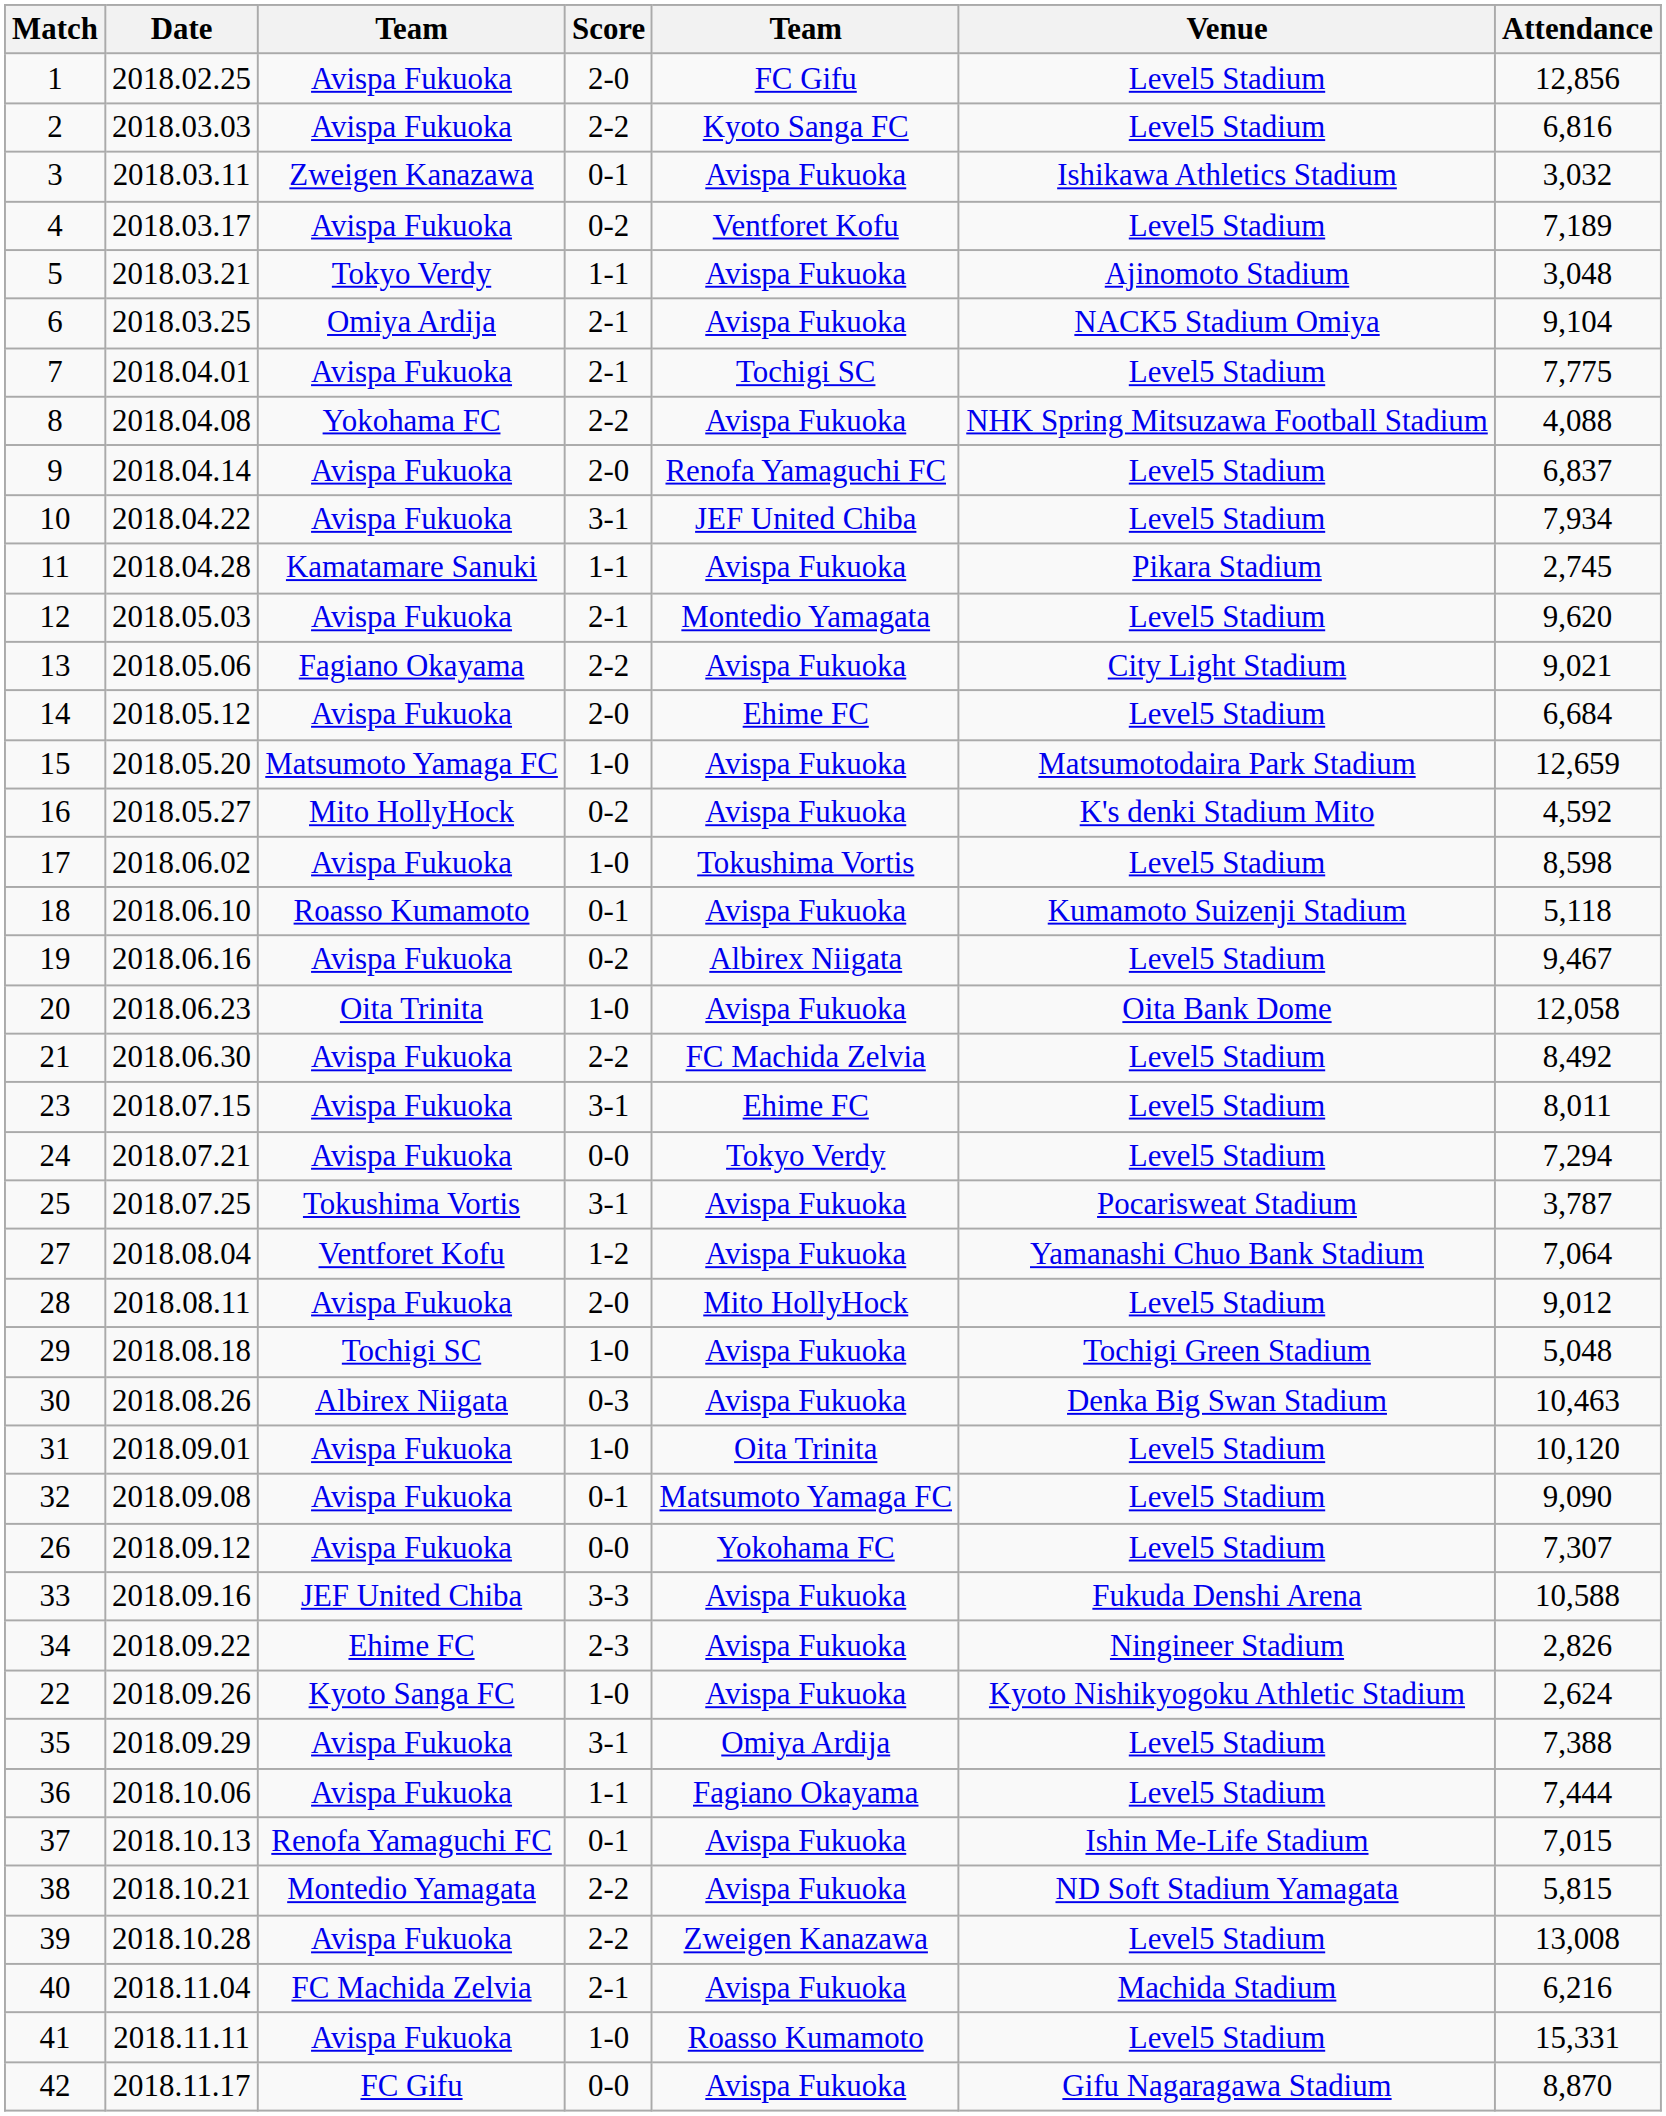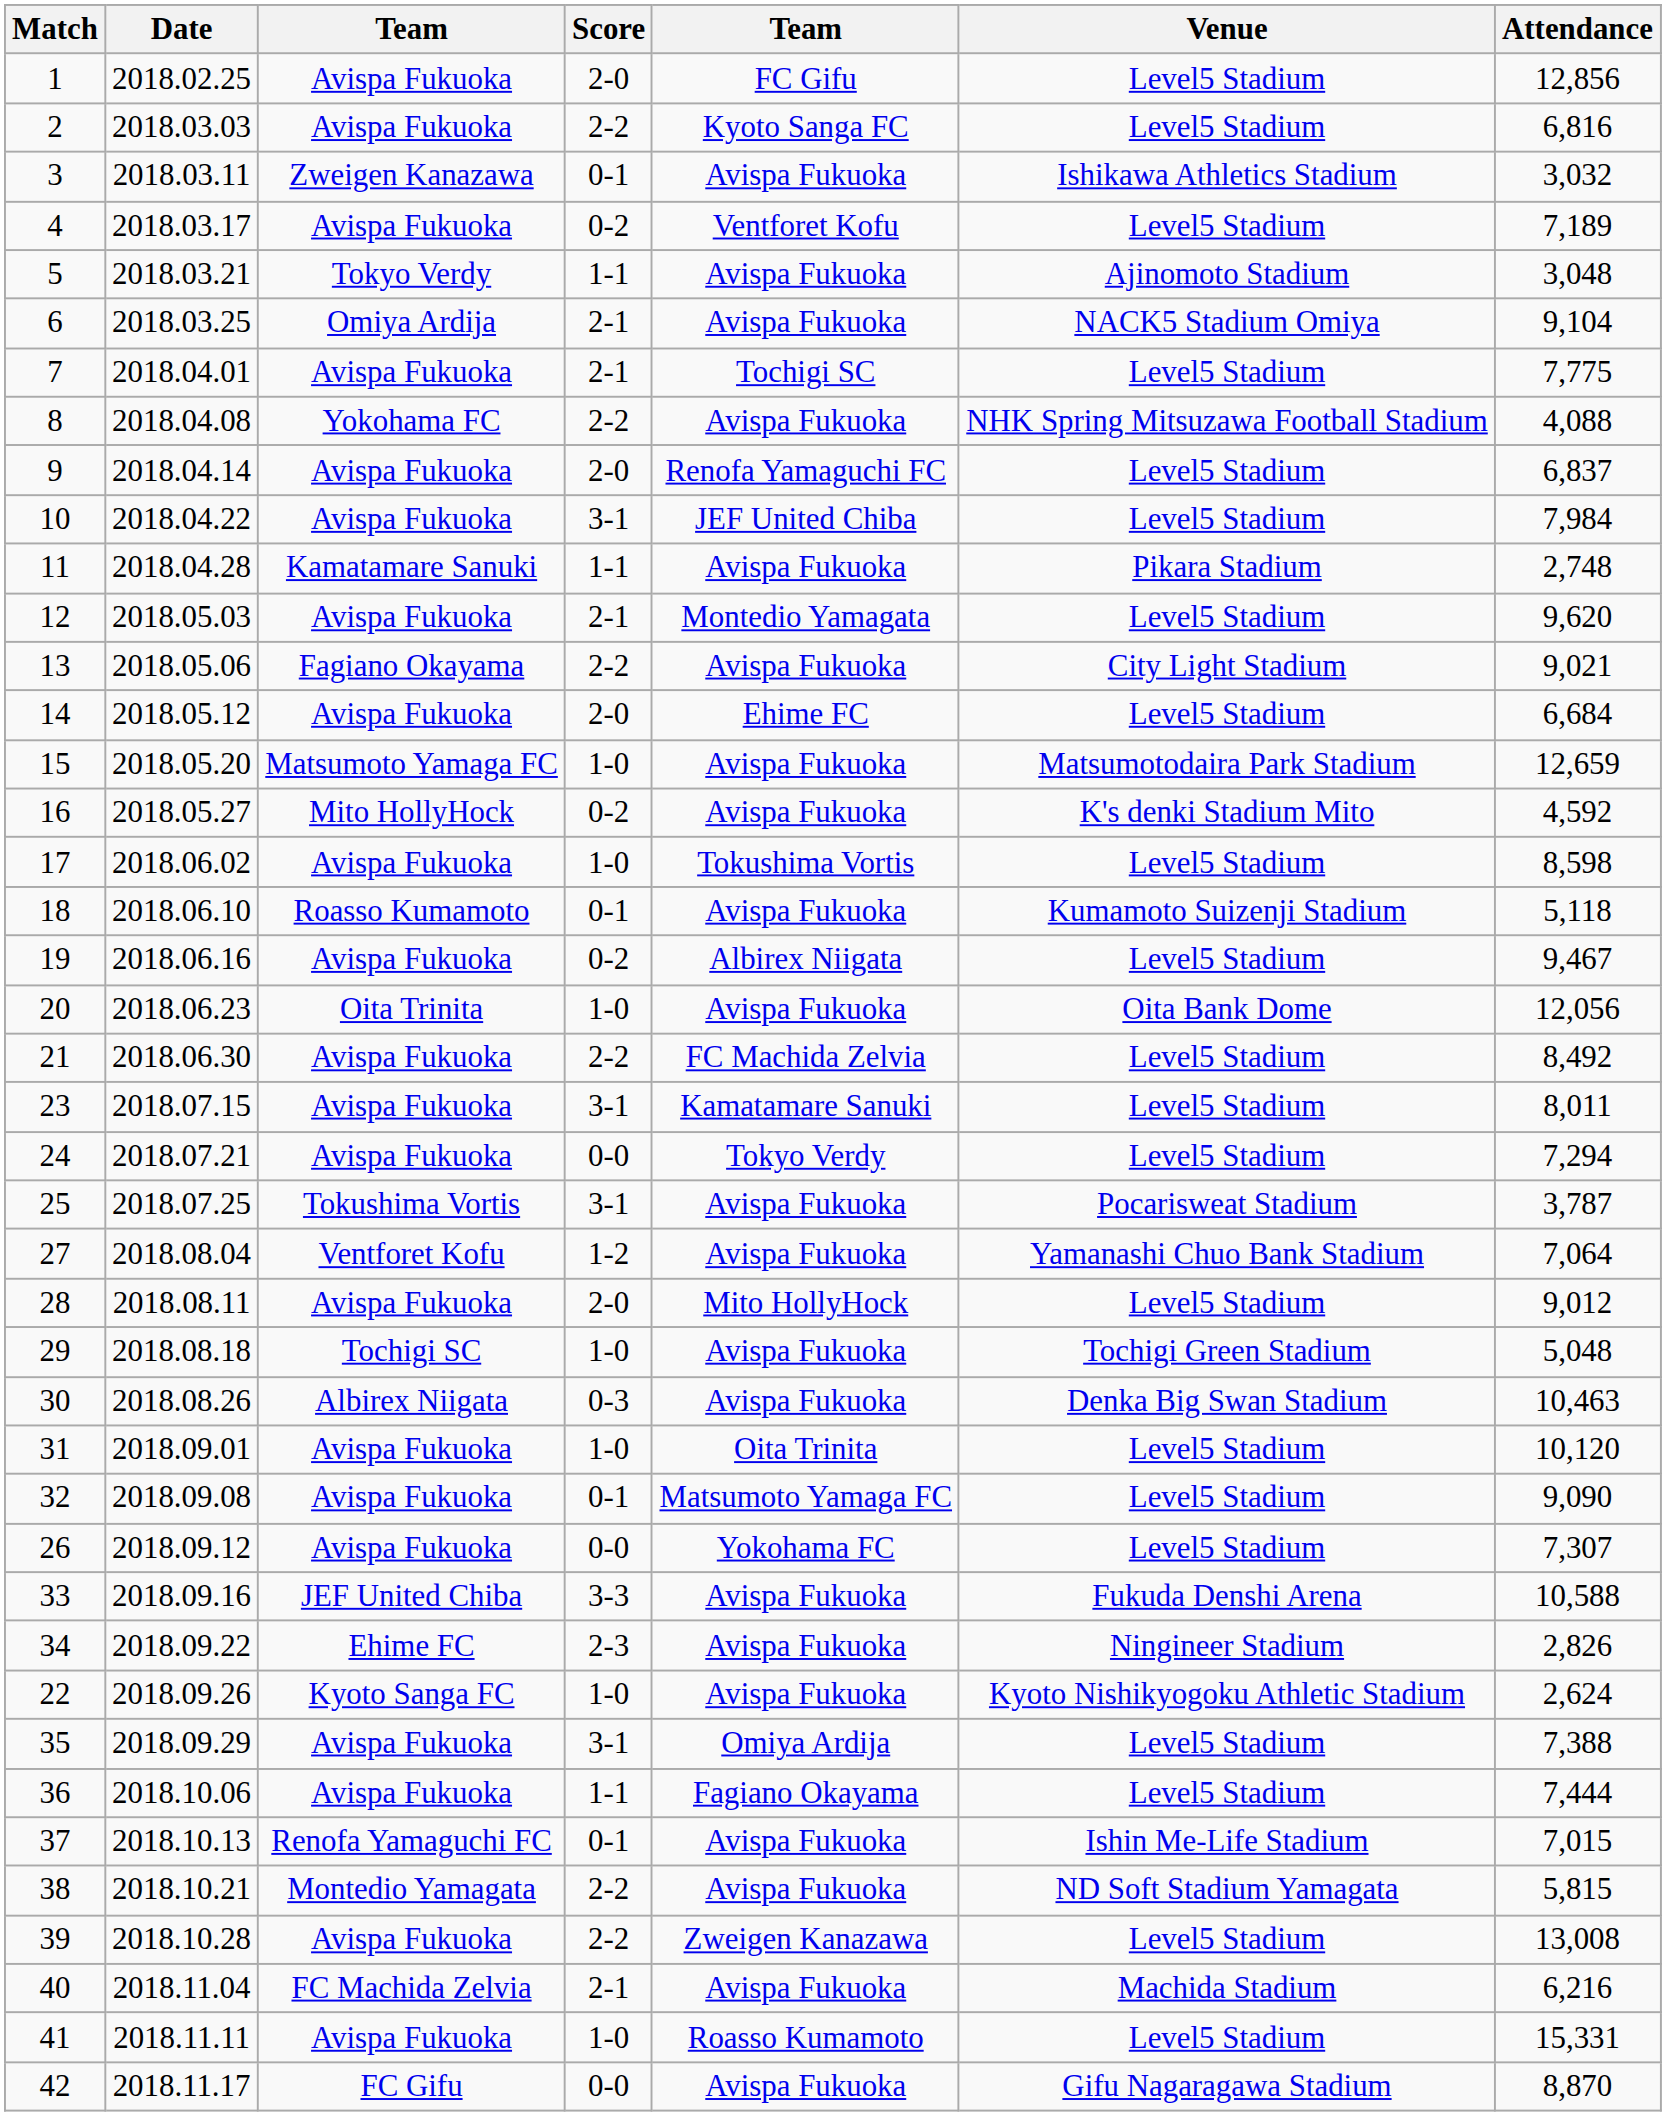(1577, 518) 7,934 -> (1577, 518) 7,984
(1577, 567) 2,745 -> (1577, 567) 2,748
(1577, 1008) 12,058 -> (1577, 1008) 12,056
(806, 1106) Ehime FC -> (806, 1106) Kamatamare Sanuki
